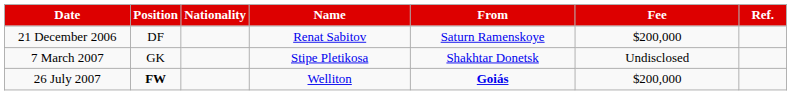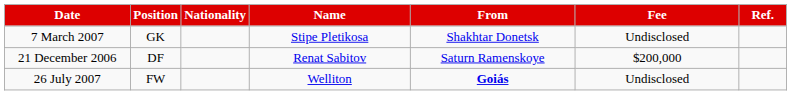rows swapped: (67, 36) <-> (67, 58)
(156, 79) bold -> (156, 79) normal
(657, 79) $200,000 -> (657, 79) Undisclosed
